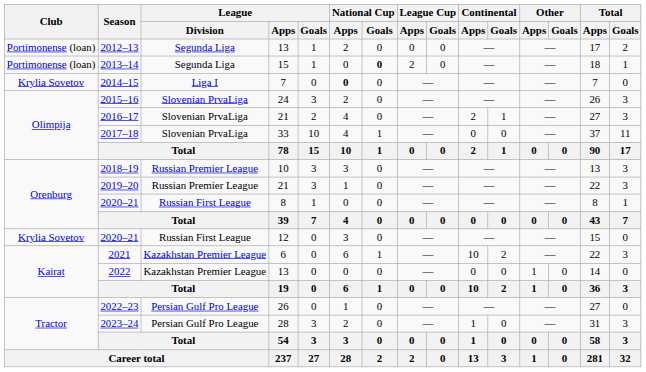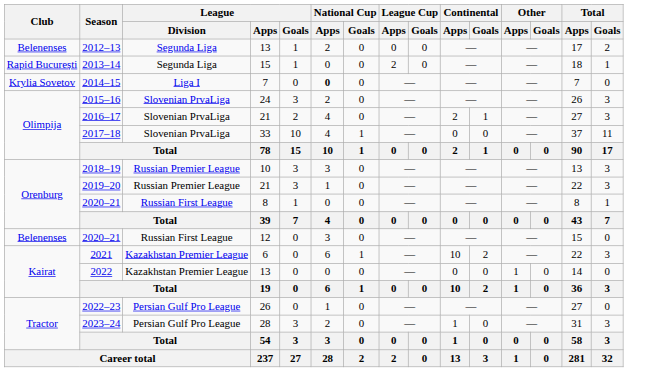(51, 47) Portimonense (loan) -> (42, 47) Belenenses
(51, 64) Portimonense (loan) -> (42, 64) Rapid București
(379, 64) bold -> (361, 64) normal
(51, 237) Krylia Sovetov -> (42, 237) Belenenses
